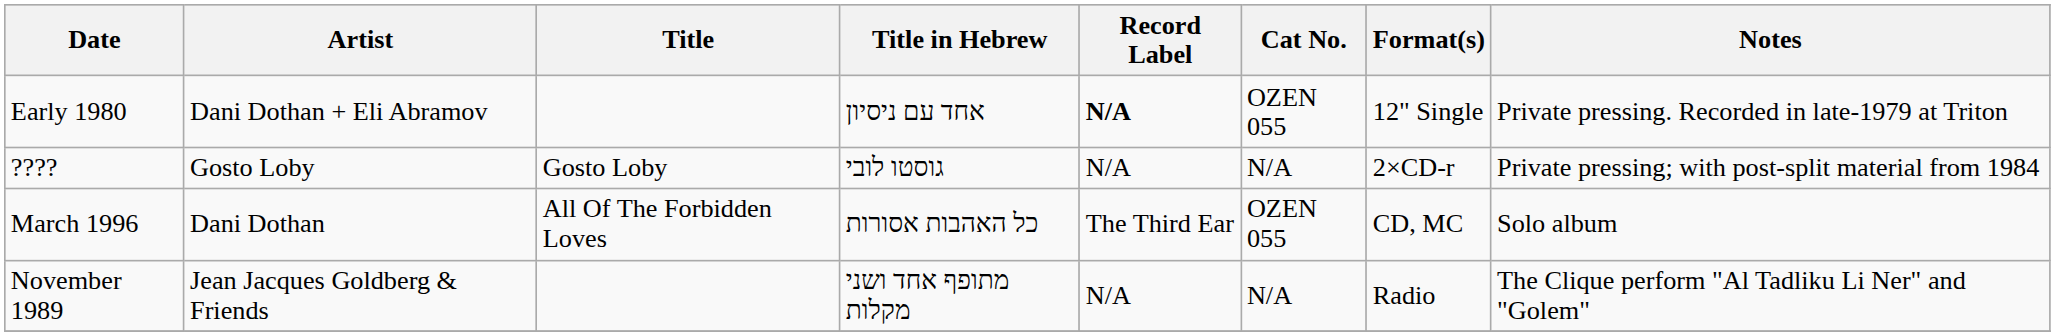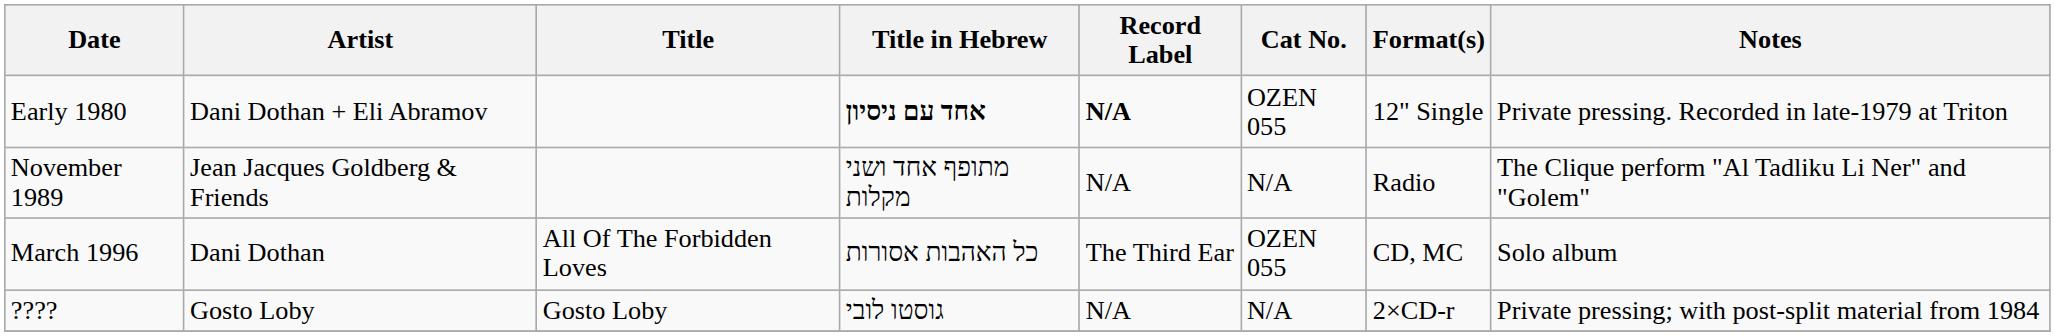(915, 111) normal -> (916, 111) bold
rows swapped: (66, 295) <-> (34, 167)
